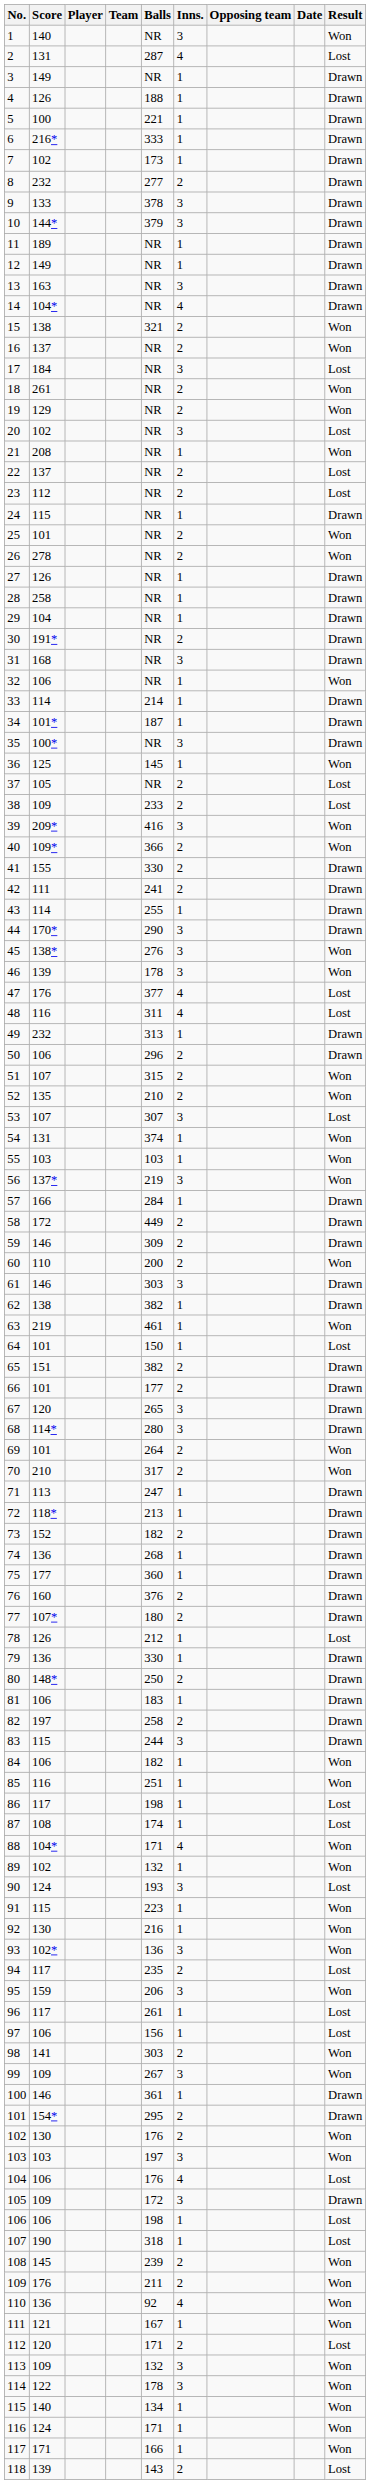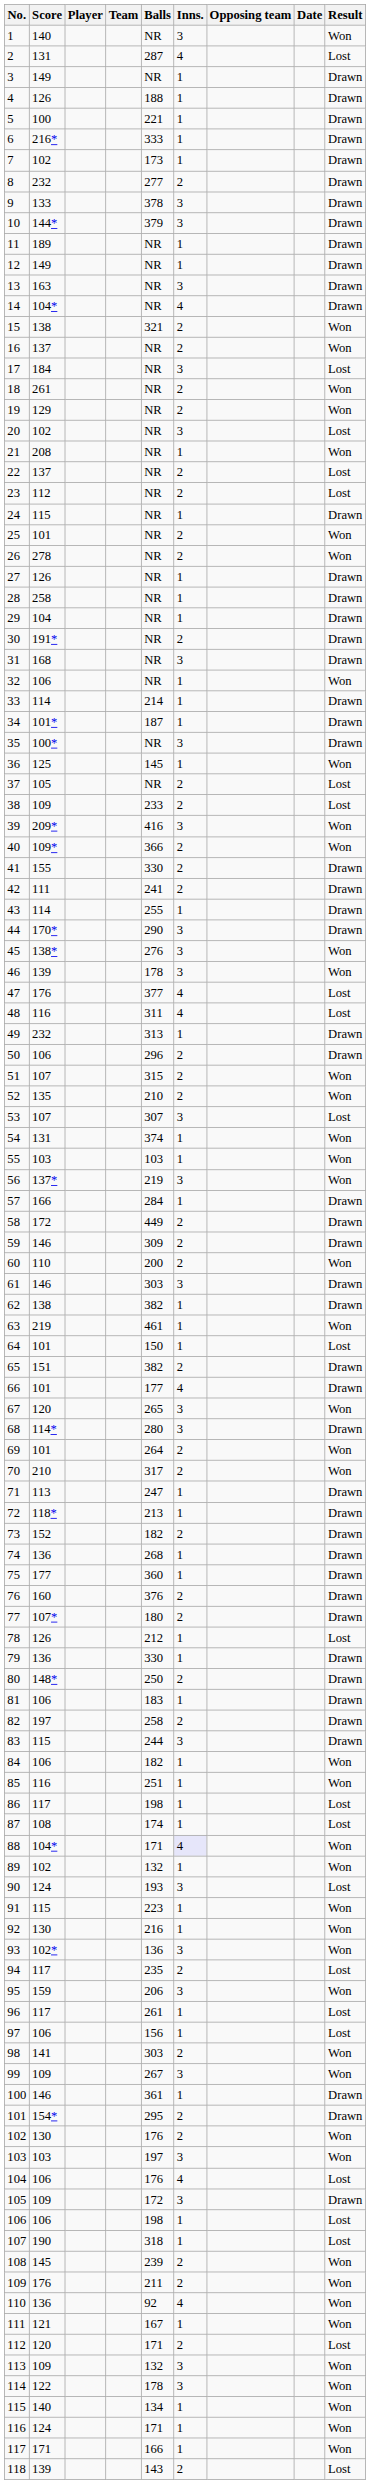(180, 1388) 2 -> (180, 1388) 4
(345, 1408) Drawn -> (340, 1408) Won
(180, 1845) no background -> (180, 1845) lavender background
